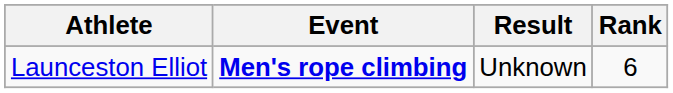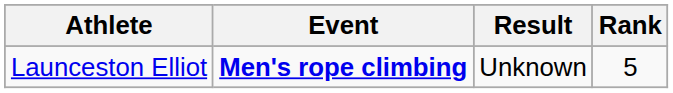(630, 66) 6 -> (630, 66) 5
